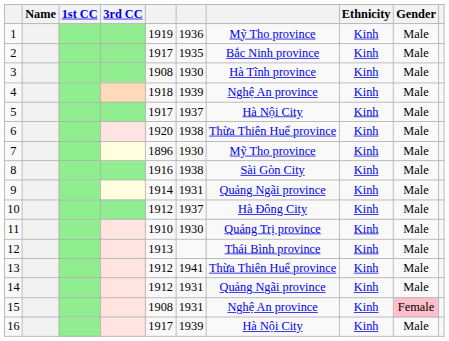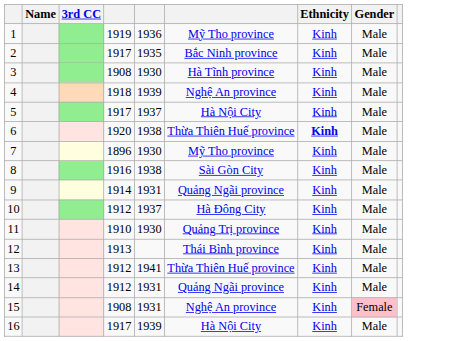- column: (80, 14)
(366, 131) normal -> (325, 131) bold
